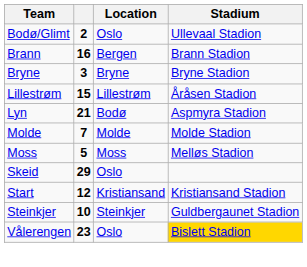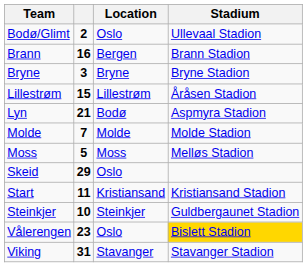(84, 192) 12 -> (84, 192) 11
+ row: (24, 251)
